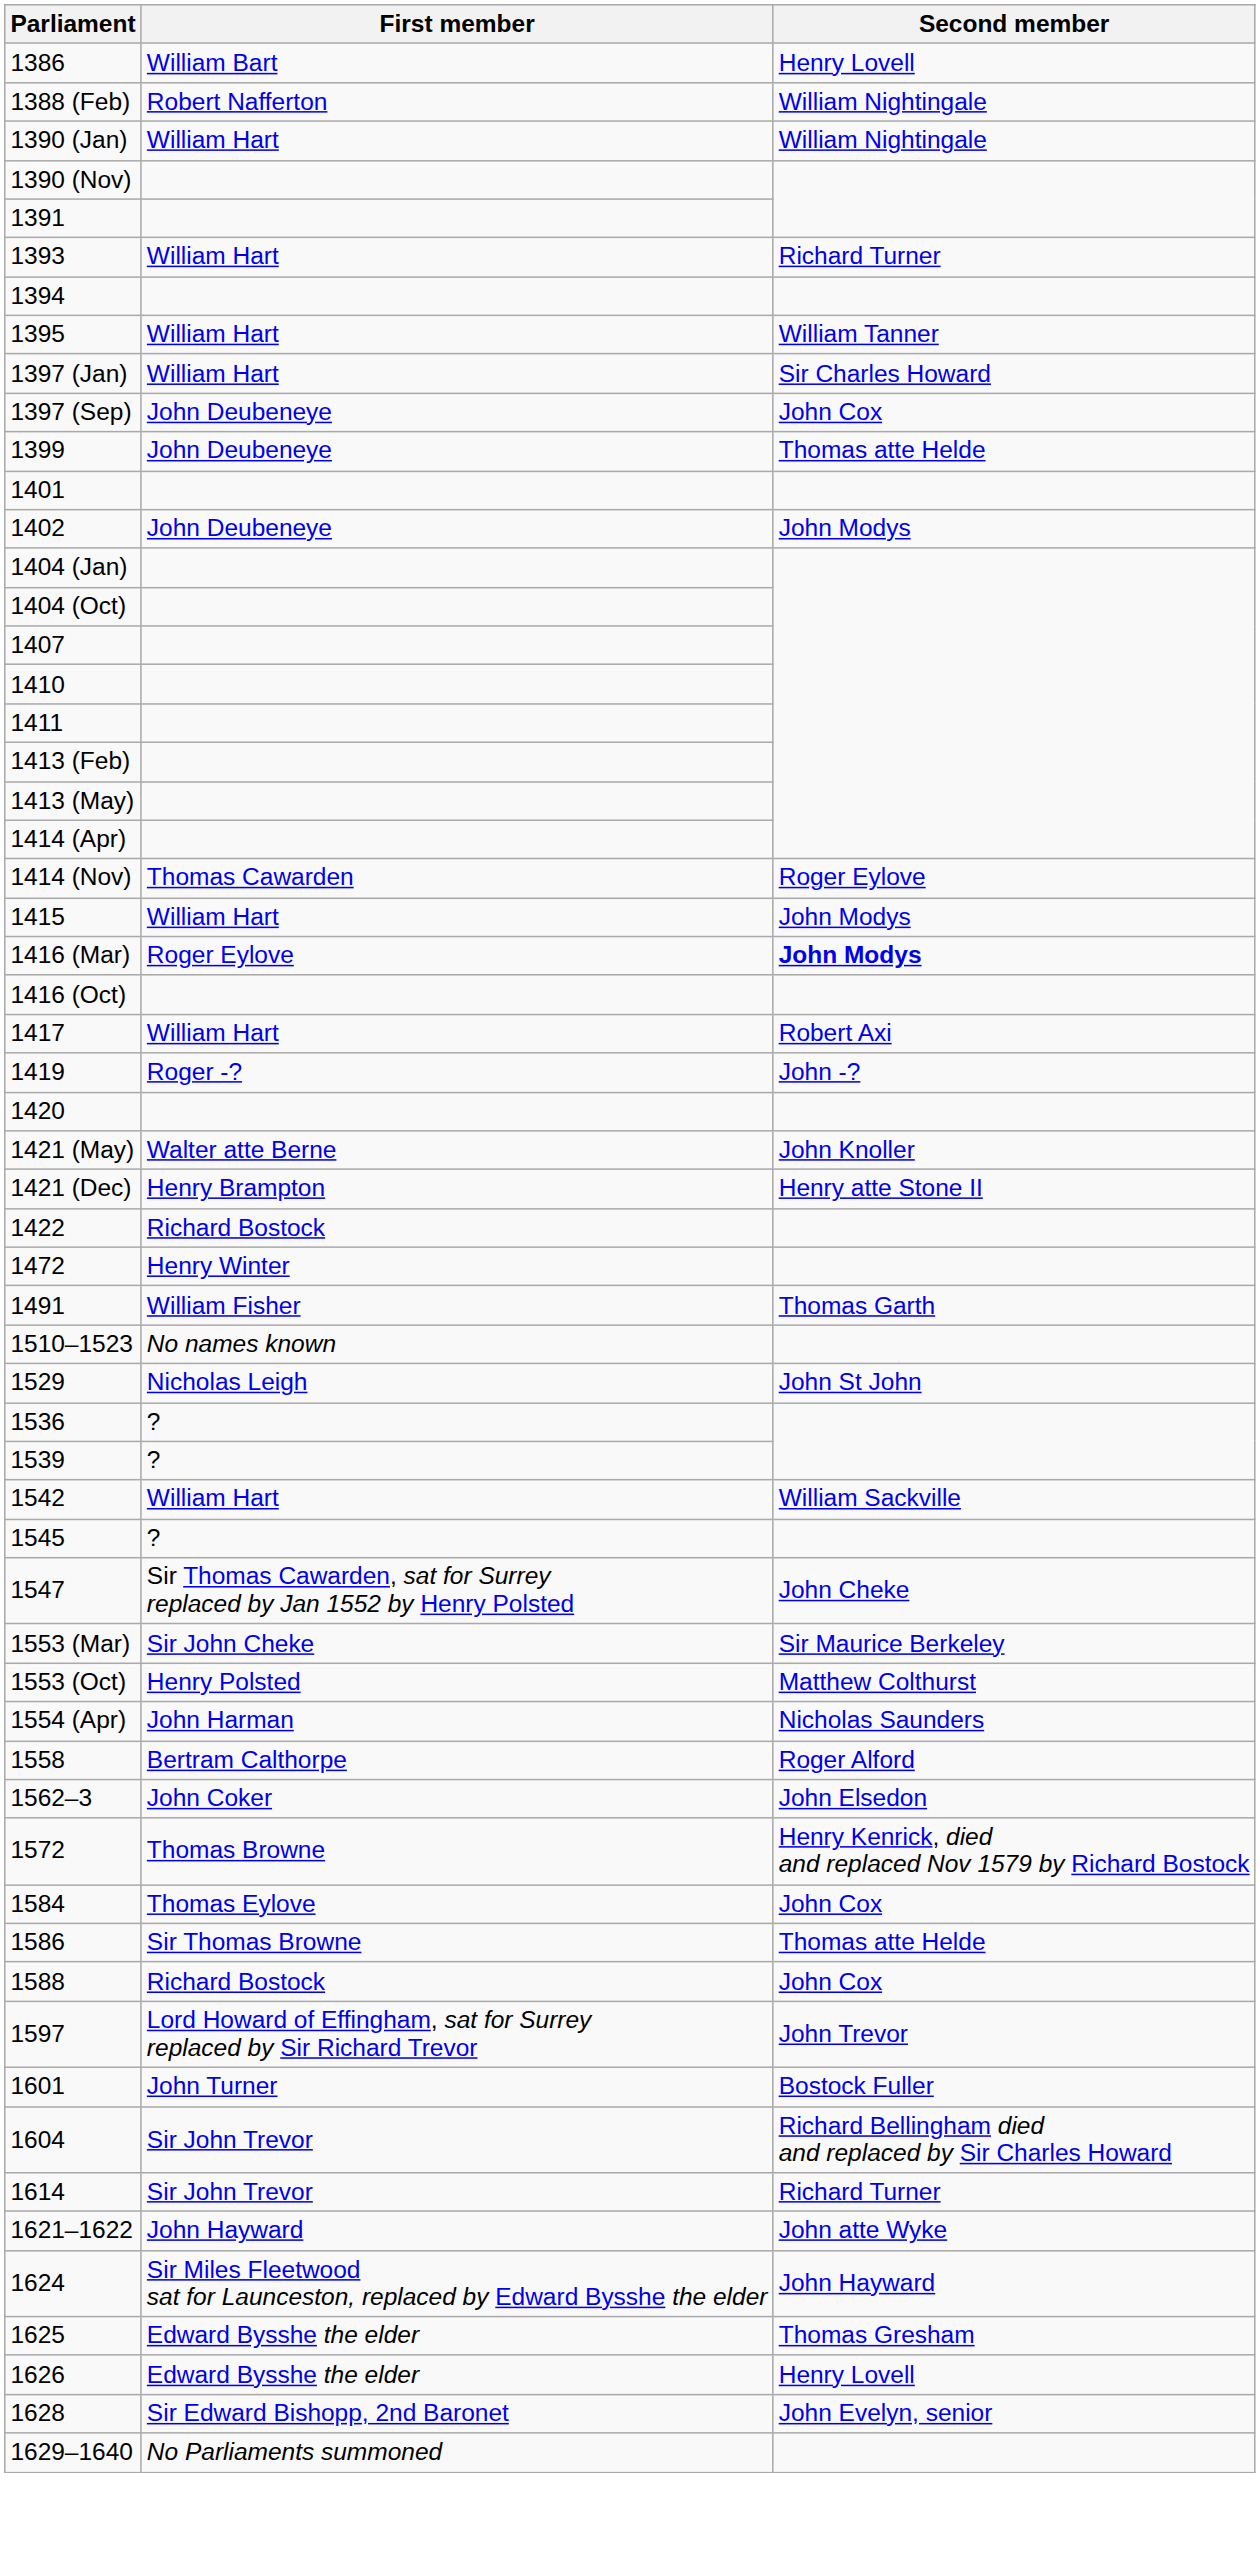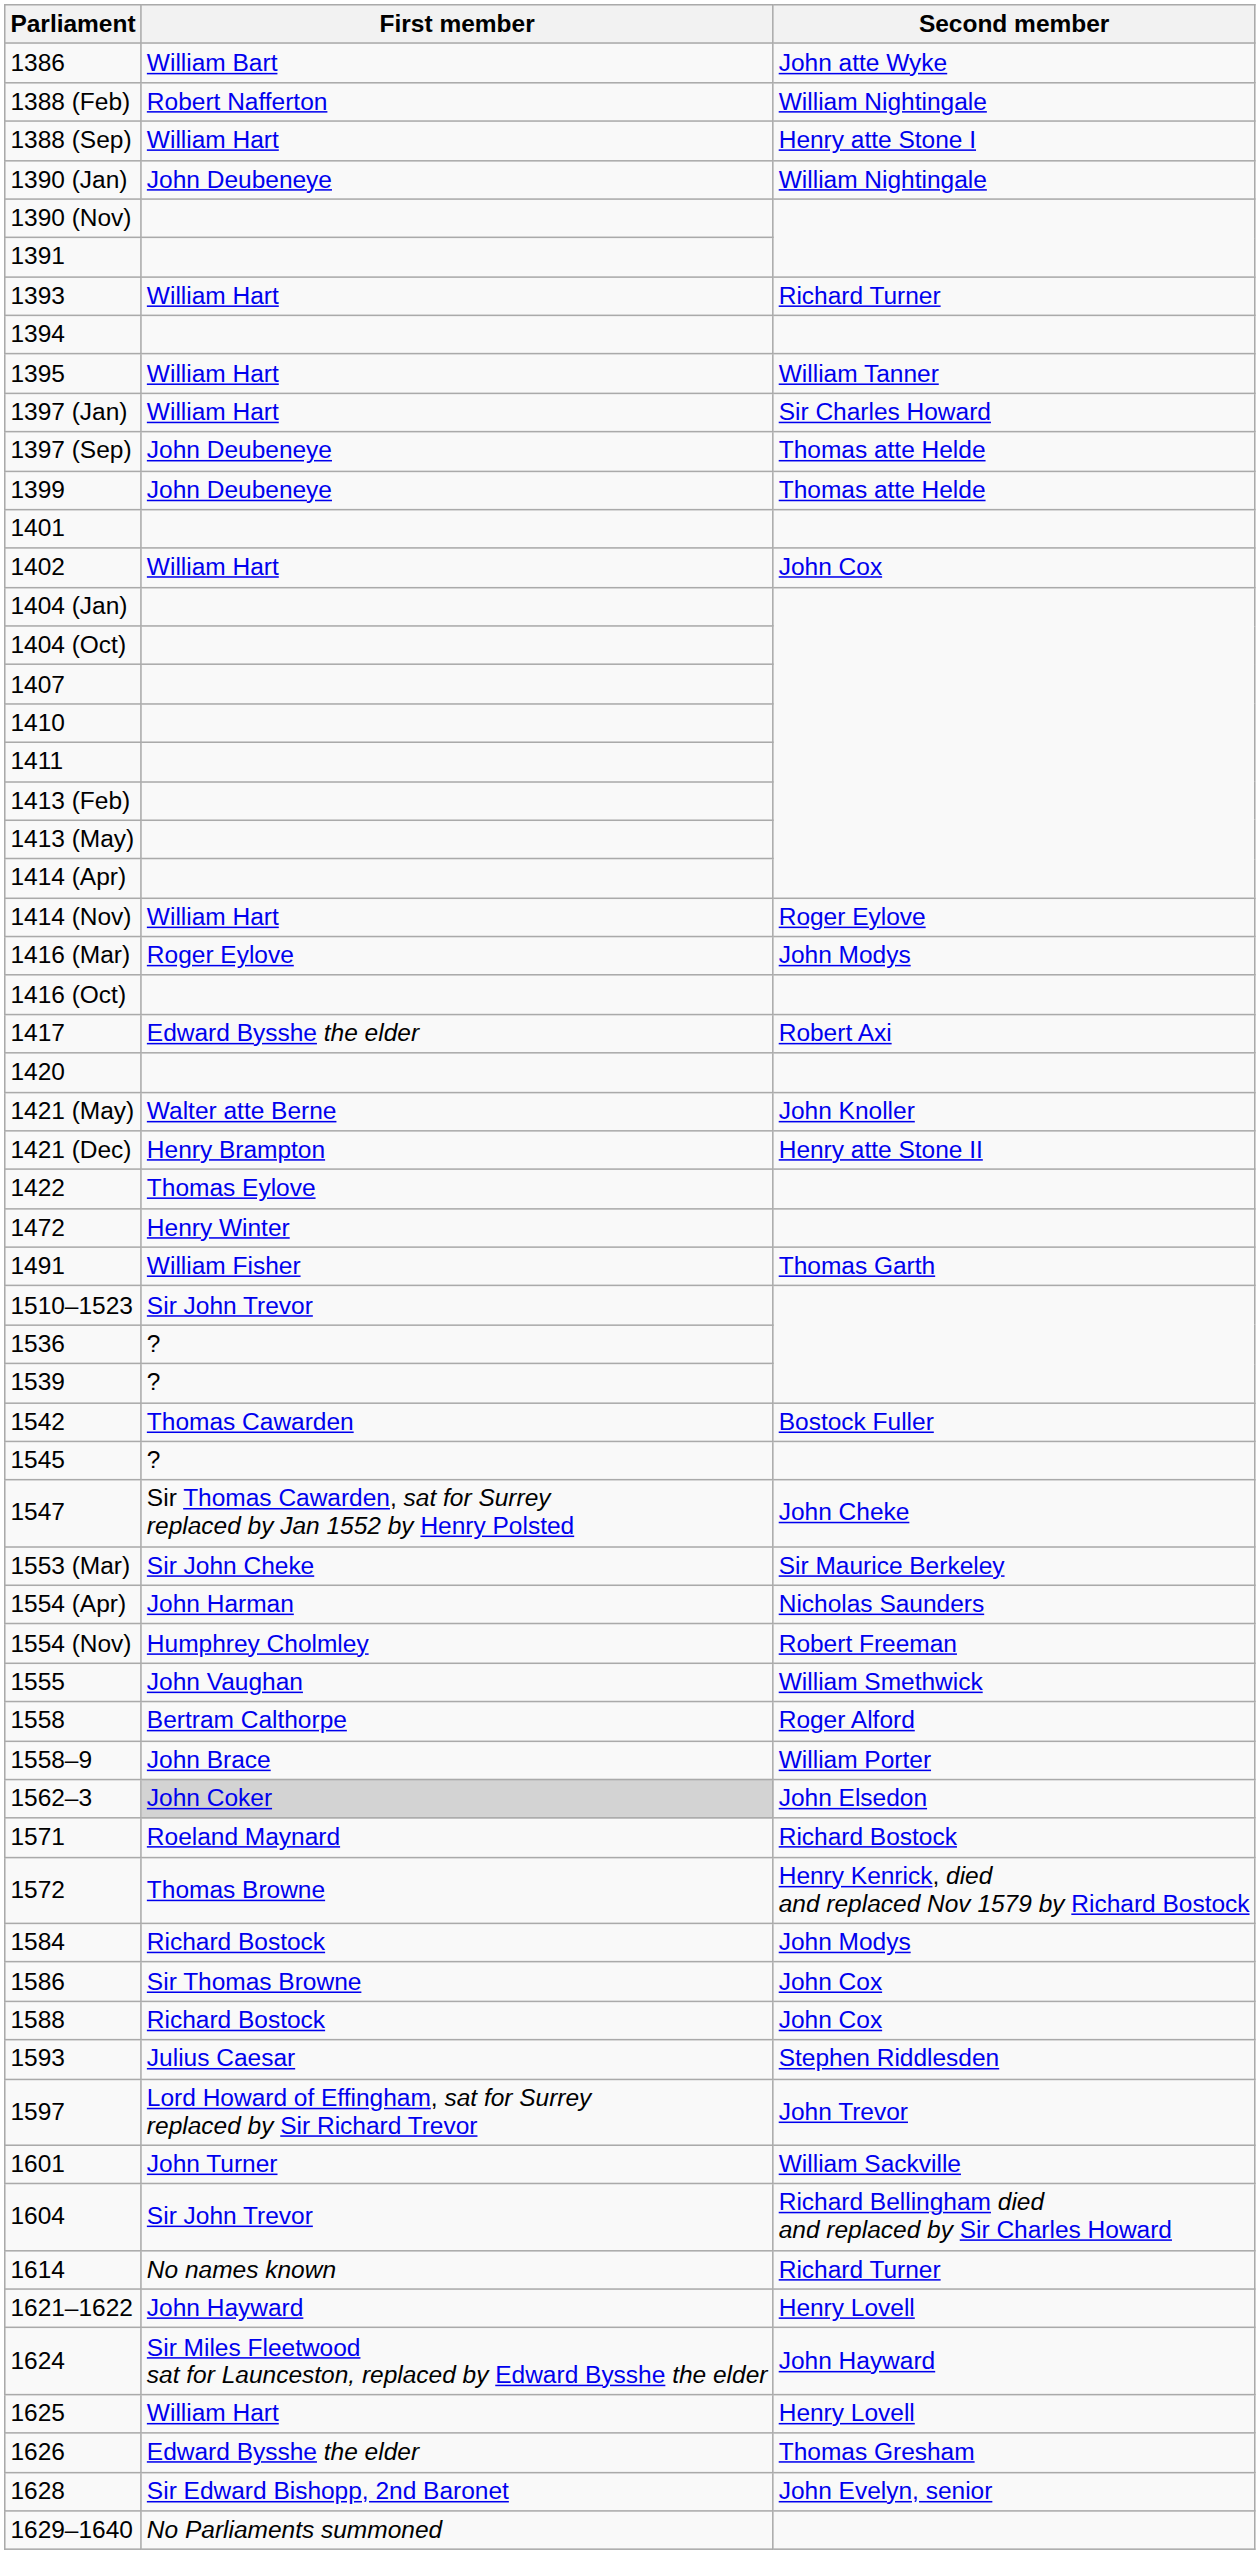(847, 62) Henry Lovell -> (863, 62) John atte Wyke
+ row: (71, 140)
(213, 140) William Hart -> (239, 179) John Deubeneye
(830, 412) John Cox -> (882, 450) Thomas atte Helde
(239, 528) John Deubeneye -> (213, 567) William Hart
(845, 528) John Modys -> (830, 567) John Cox
(250, 878) Thomas Cawarden -> (213, 916) William Hart
- row: (38, 916)
(850, 955) bold -> (845, 955) normal
(213, 1033) William Hart -> (283, 1033) Edward Bysshe the elder
- row: (38, 1072)
(236, 1227) Richard Bostock -> (231, 1188) Thomas Eylove
(241, 1343) No names known -> (230, 1305) Sir John Trevor
- row: (38, 1382)
(213, 1499) William Hart -> (250, 1421) Thomas Cawarden
(870, 1499) William Sackville -> (856, 1421) Bostock Fuller
- row: (68, 1682)
+ row: (71, 1643)
+ row: (38, 1682)
+ row: (51, 1759)
(209, 1798) no background -> (209, 1798) lightgrey background
+ row: (38, 1837)
(231, 1903) Thomas Eylove -> (236, 1942) Richard Bostock
(830, 1903) John Cox -> (845, 1942) John Modys
(882, 1942) Thomas atte Helde -> (830, 1981) John Cox
+ row: (38, 2059)
(856, 2086) Bostock Fuller -> (870, 2164) William Sackville
(230, 2191) Sir John Trevor -> (241, 2269) No names known
(863, 2230) John atte Wyke -> (847, 2308) Henry Lovell
(283, 2335) Edward Bysshe the elder -> (213, 2413) William Hart
(877, 2335) Thomas Gresham -> (847, 2413) Henry Lovell
(847, 2374) Henry Lovell -> (877, 2452) Thomas Gresham
